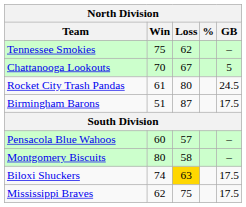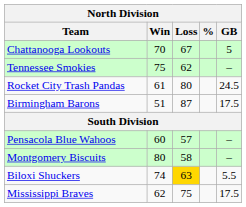rows swapped: (51, 49) <-> (59, 67)
(229, 175) 17.5 -> (229, 175) 5.5
